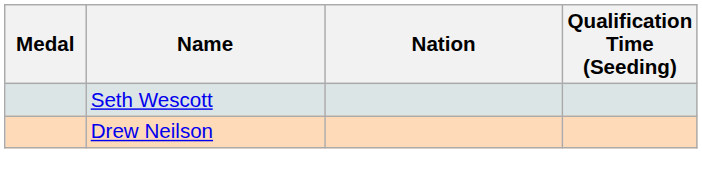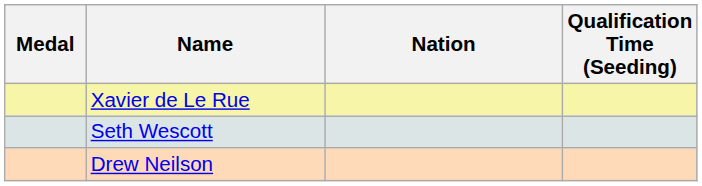+ row: (170, 100)
